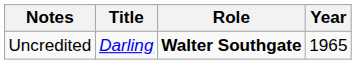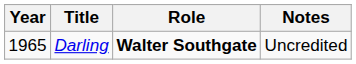columns swapped: (328, 18) <-> (50, 18)
